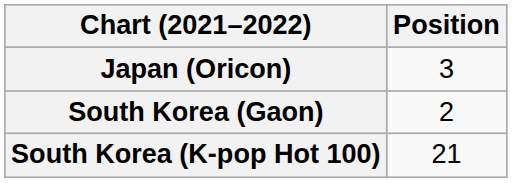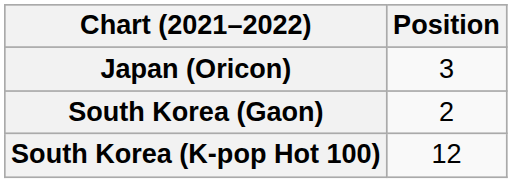(446, 154) 21 -> (446, 154) 12
